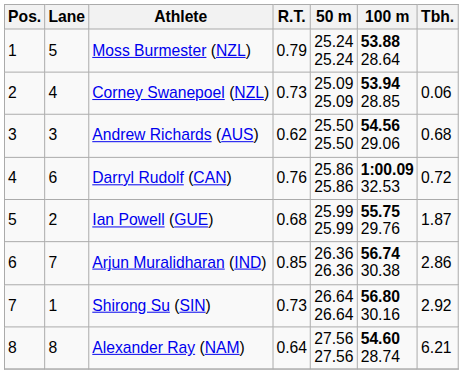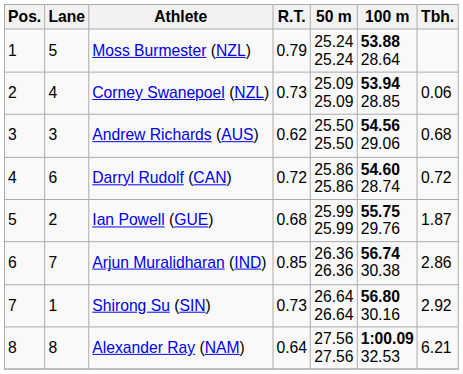(292, 178) 0.76 -> (292, 178) 0.72
(387, 178) 1:00.09 32.53 -> (380, 178) 54.60 28.74
(380, 348) 54.60 28.74 -> (387, 348) 1:00.09 32.53
